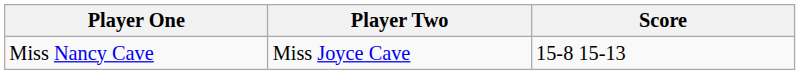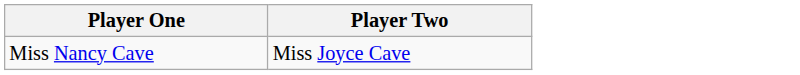- column: (663, 20)
